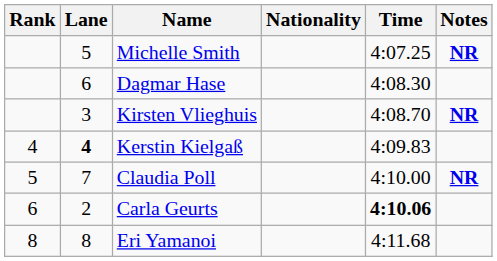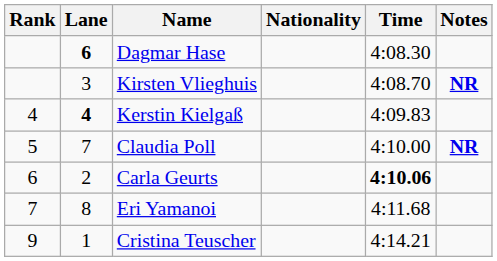- row: (178, 51)
(86, 83) normal -> (86, 51) bold
(32, 240) 8 -> (32, 209) 7
+ row: (186, 240)
